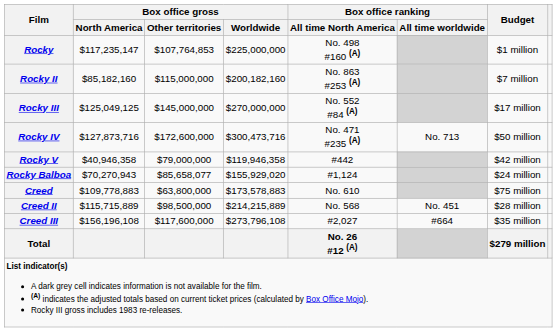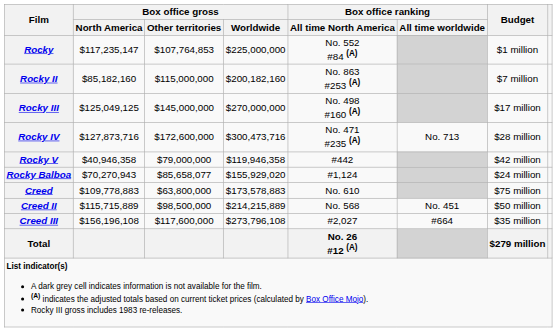(342, 50) No. 498 #160 (A) -> (342, 50) No. 552 #84 (A)
(342, 108) No. 552 #84 (A) -> (342, 108) No. 498 #160 (A)
(517, 137) $50 million -> (517, 137) $28 million
(517, 206) $28 million -> (517, 206) $50 million
